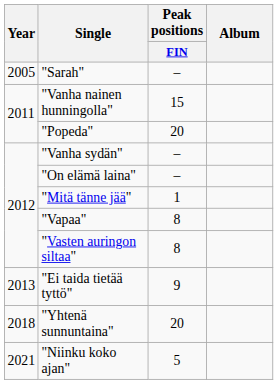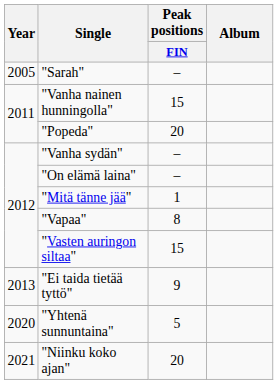(177, 249) 8 -> (177, 249) 15
(21, 323) 2018 -> (21, 323) 2020
(177, 323) 20 -> (177, 323) 5
(177, 361) 5 -> (177, 361) 20
